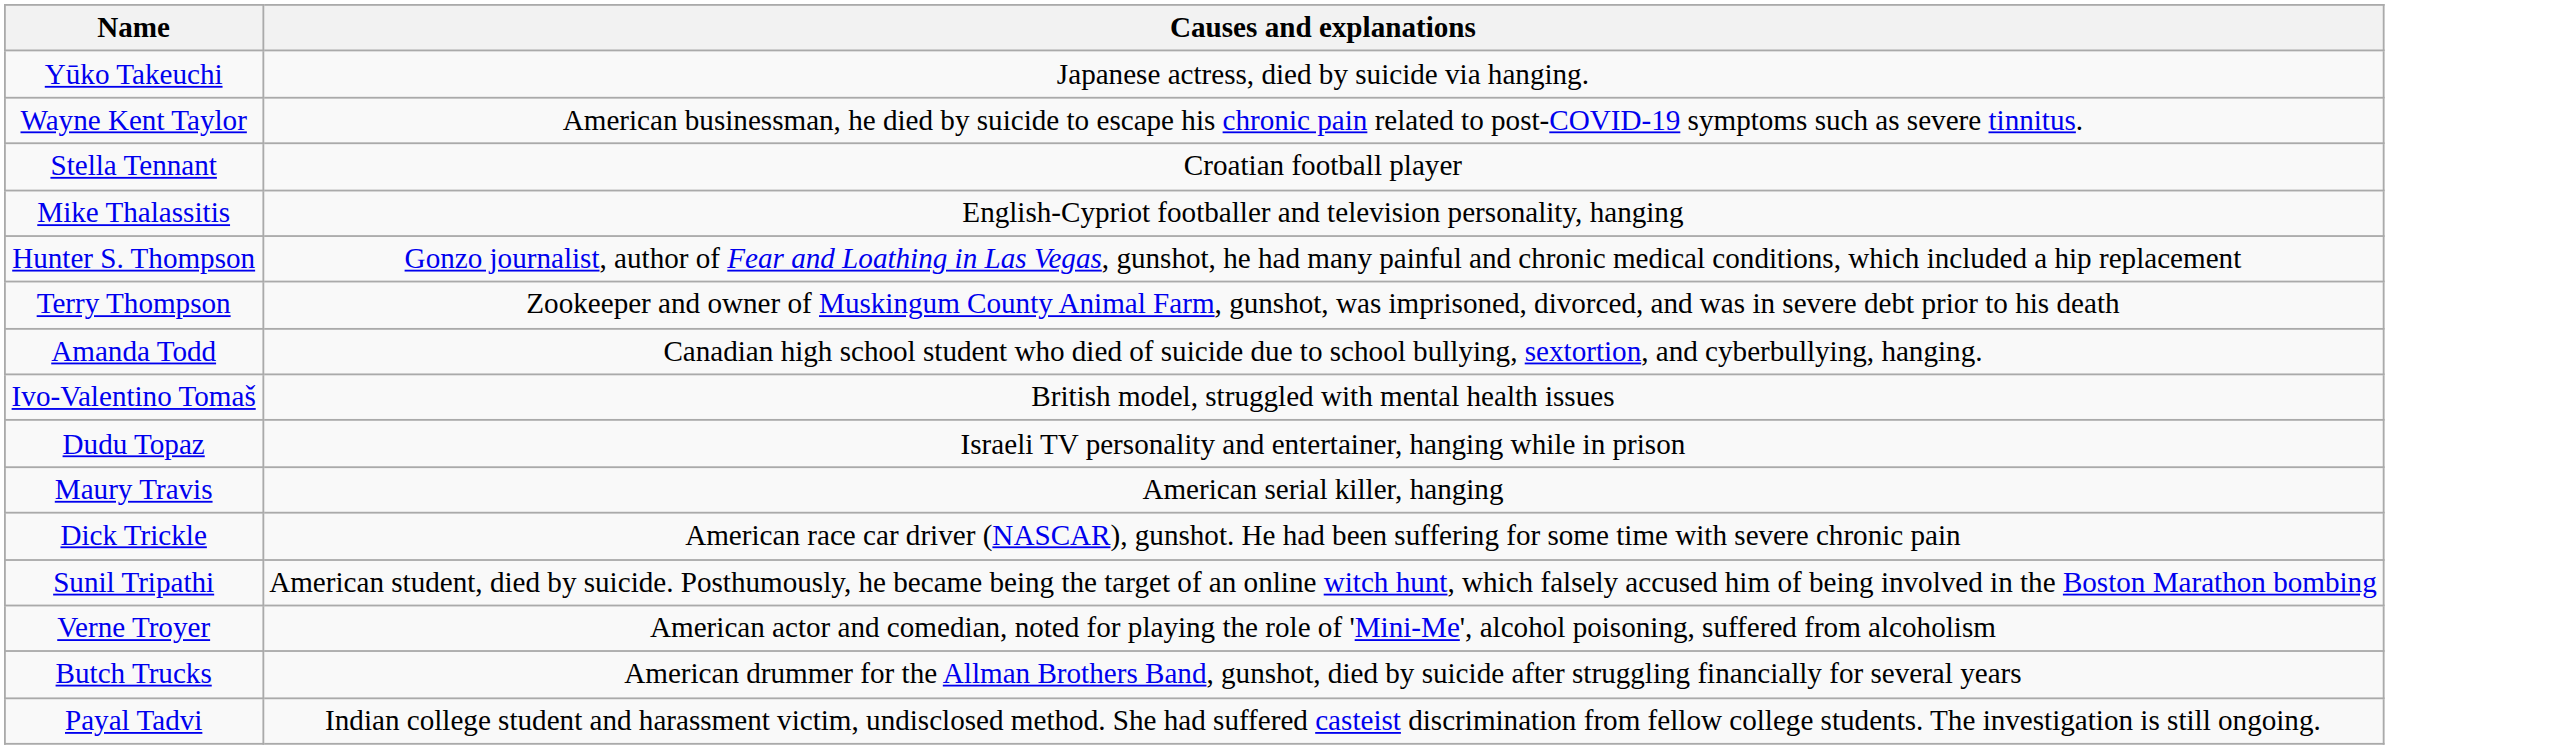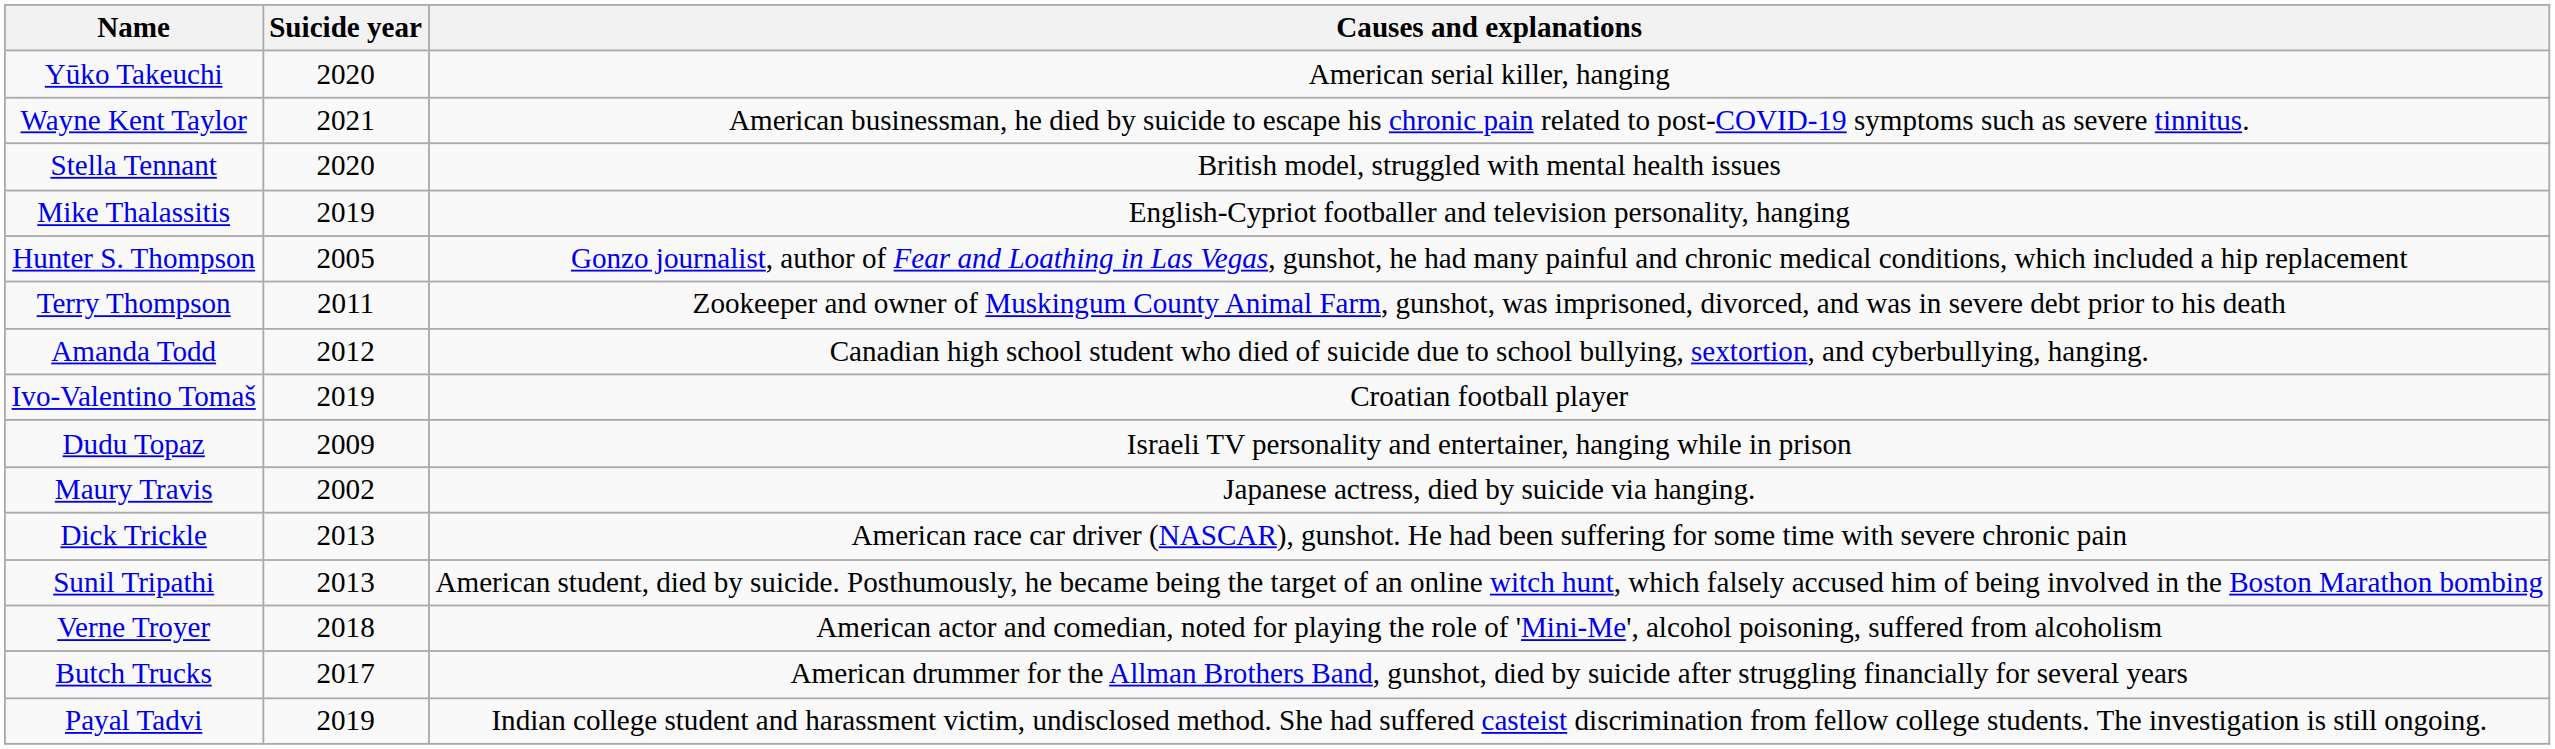+ column: (346, 27)
(1323, 73) Japanese actress, died by suicide via hanging. -> (1489, 73) American serial killer, hanging
(1323, 166) Croatian football player -> (1489, 166) British model, struggled with mental health issues
(1323, 397) British model, struggled with mental health issues -> (1489, 397) Croatian football player
(1323, 489) American serial killer, hanging -> (1489, 489) Japanese actress, died by suicide via hanging.
